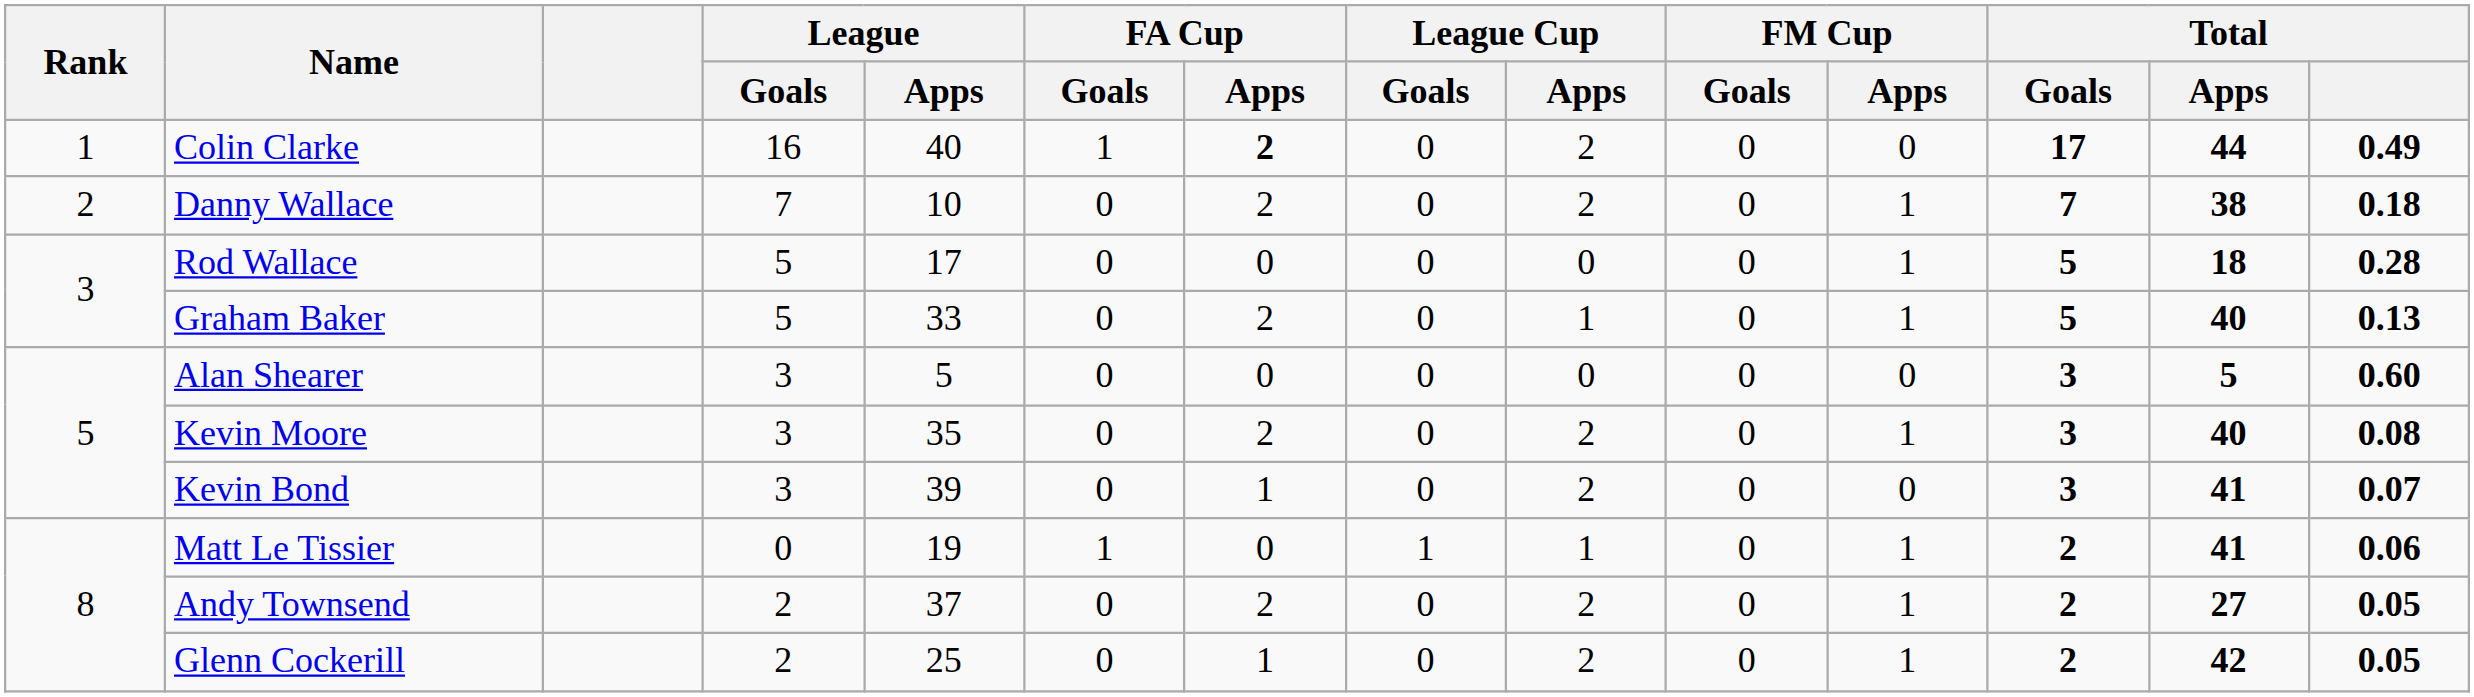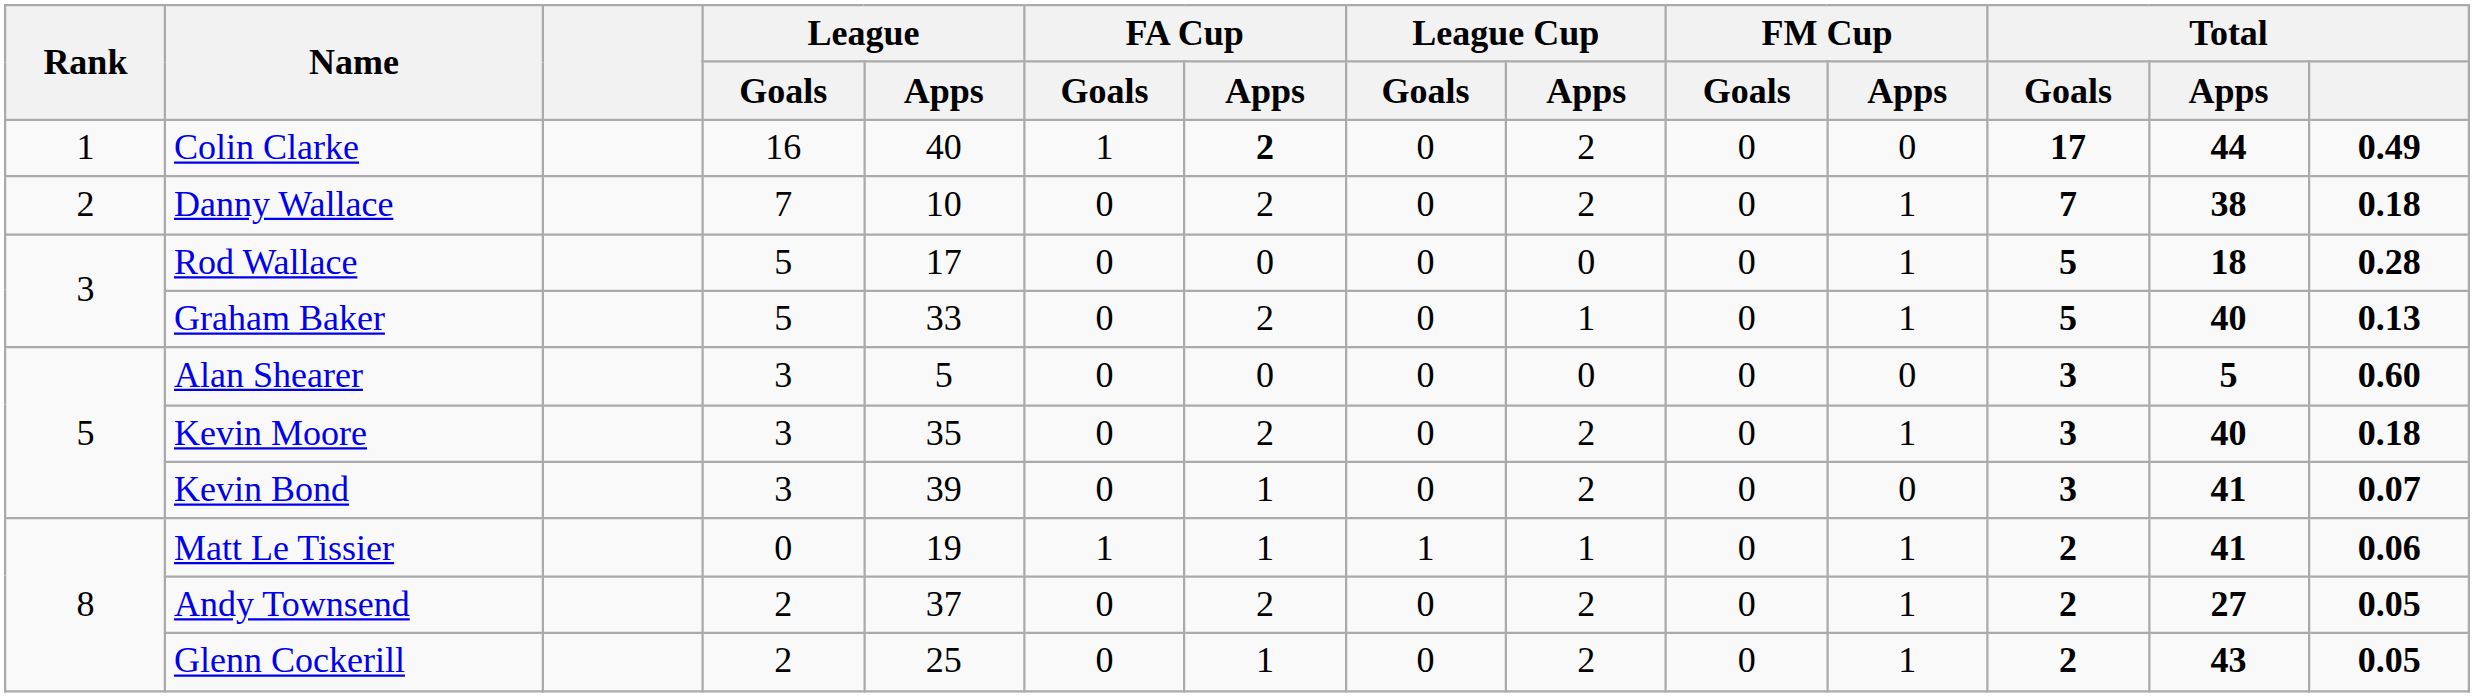(2389, 432) 0.08 -> (2389, 432) 0.18
(1265, 546) 0 -> (1265, 546) 1
(2229, 661) 42 -> (2229, 661) 43
